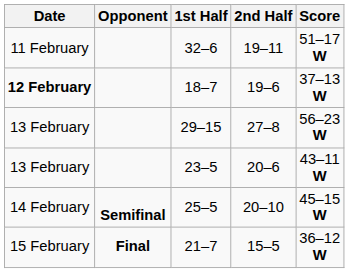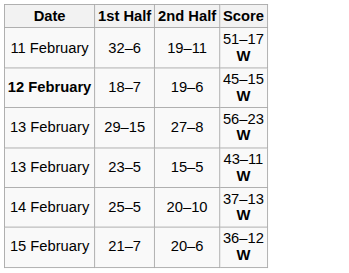- column: (133, 16)
(320, 87) 37–13 W -> (243, 87) 45–15 W
(263, 167) 20–6 -> (187, 167) 15–5
(320, 207) 45–15 W -> (243, 207) 37–13 W
(263, 247) 15–5 -> (187, 247) 20–6
